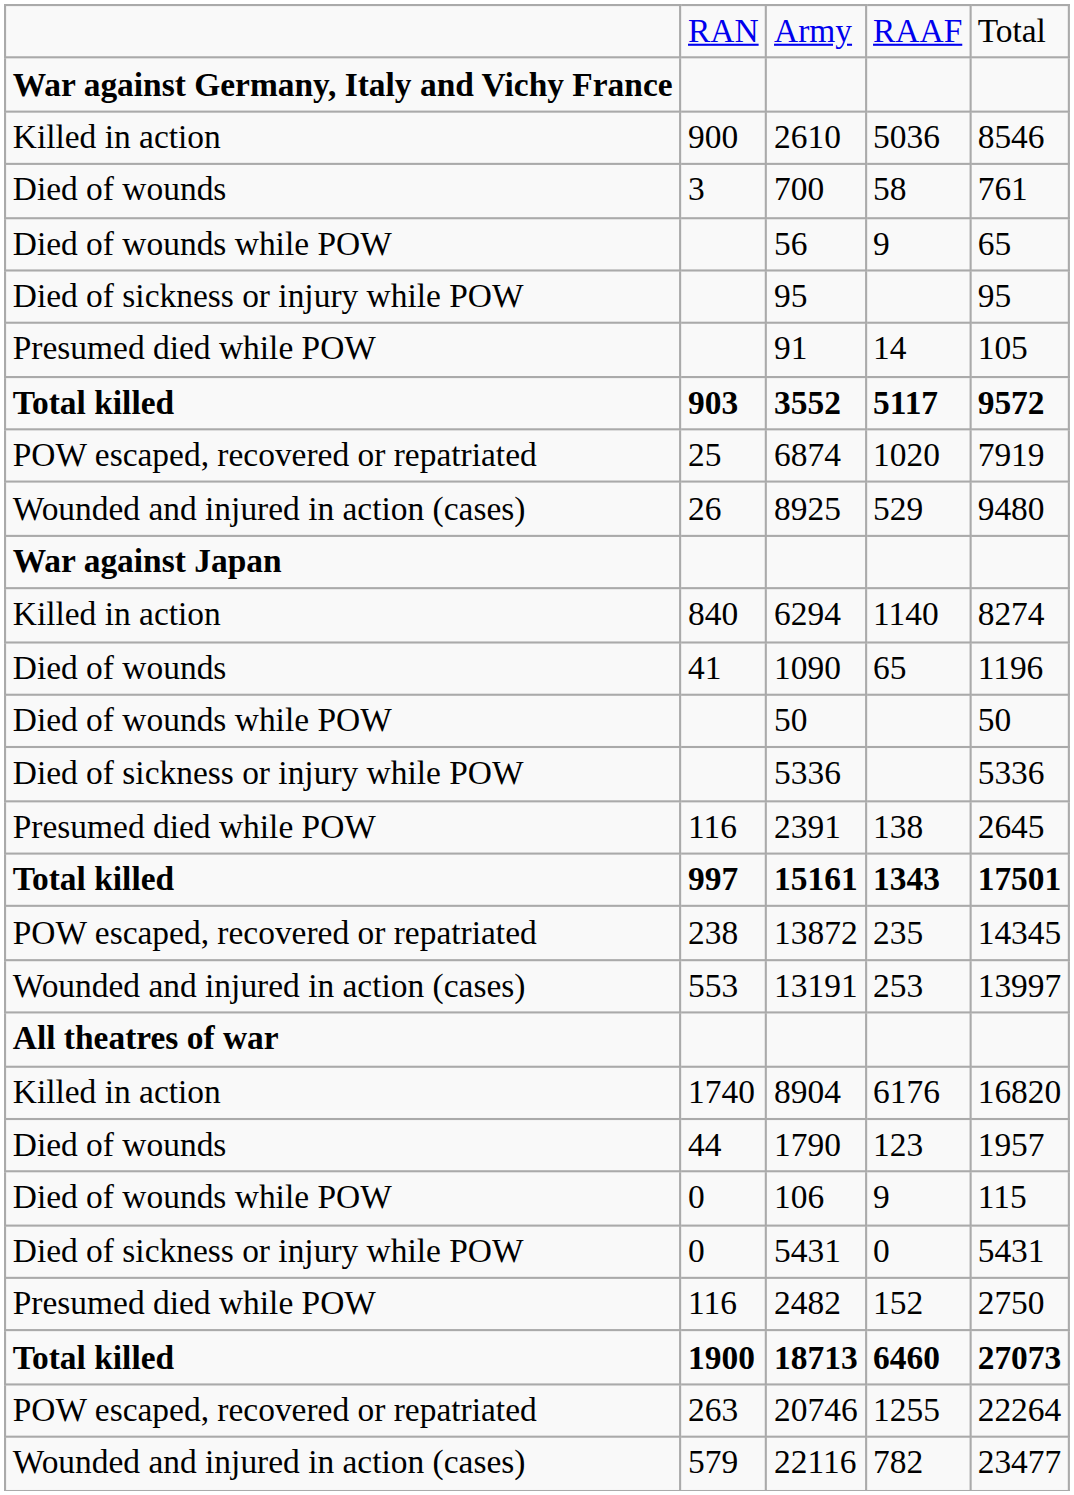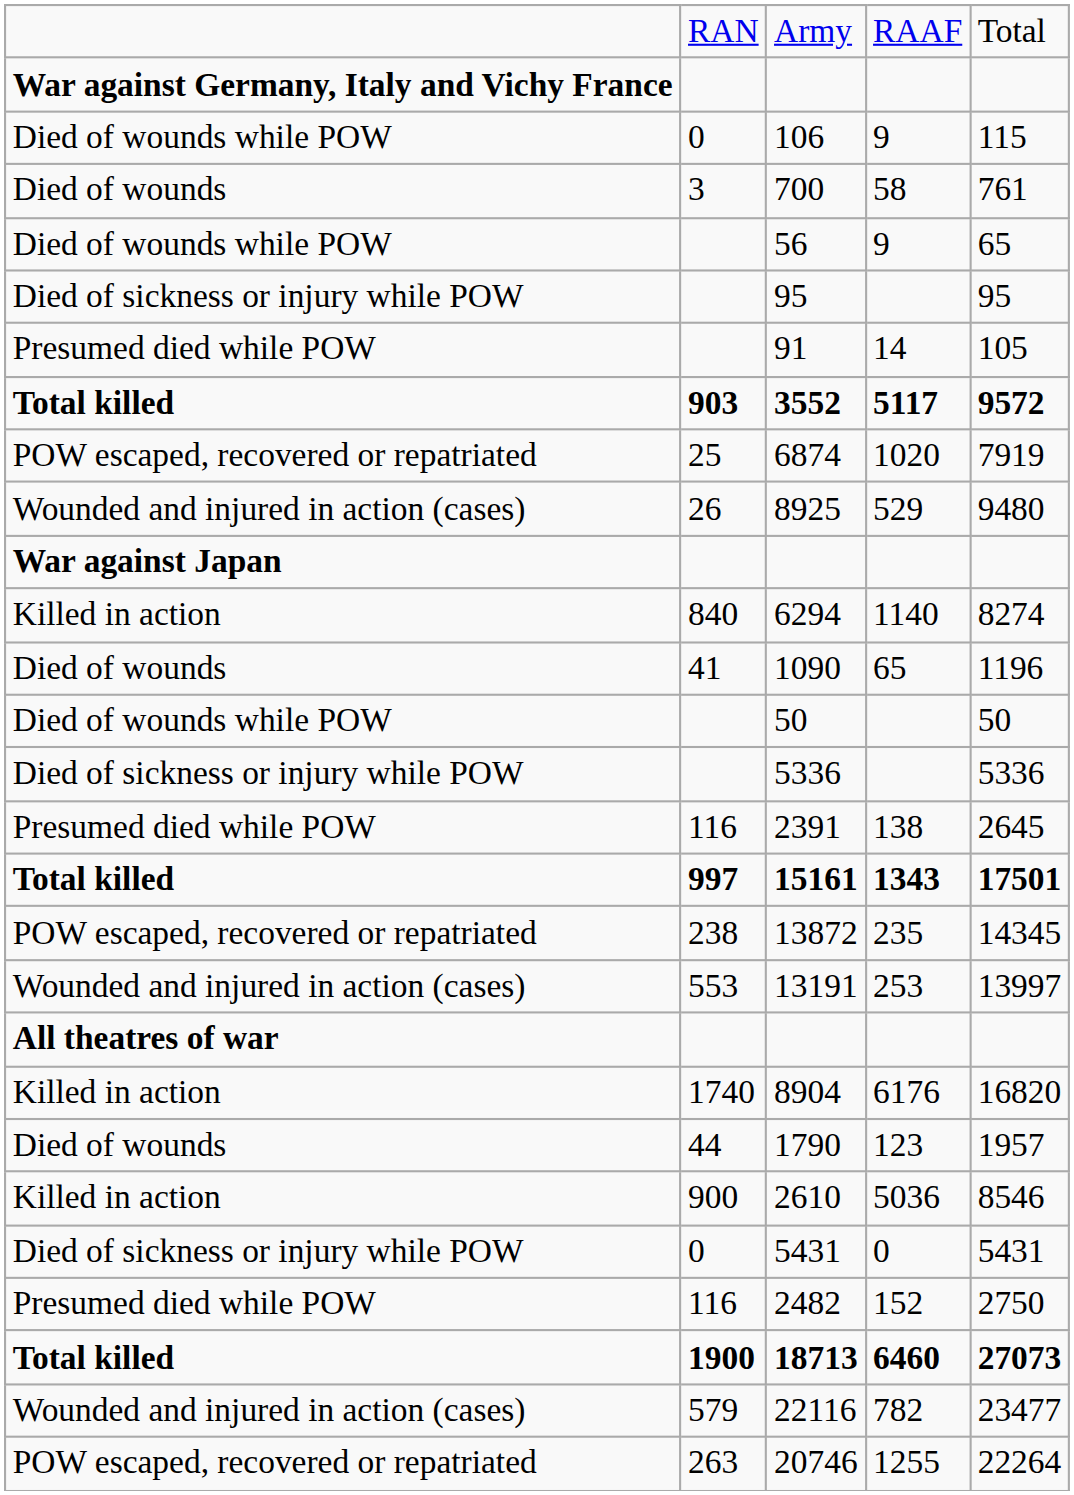rows swapped: (117, 137) <-> (202, 1197)
rows swapped: (275, 1409) <-> (269, 1462)
